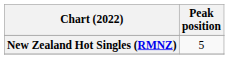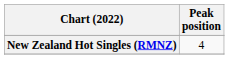(201, 44) 5 -> (201, 44) 4
